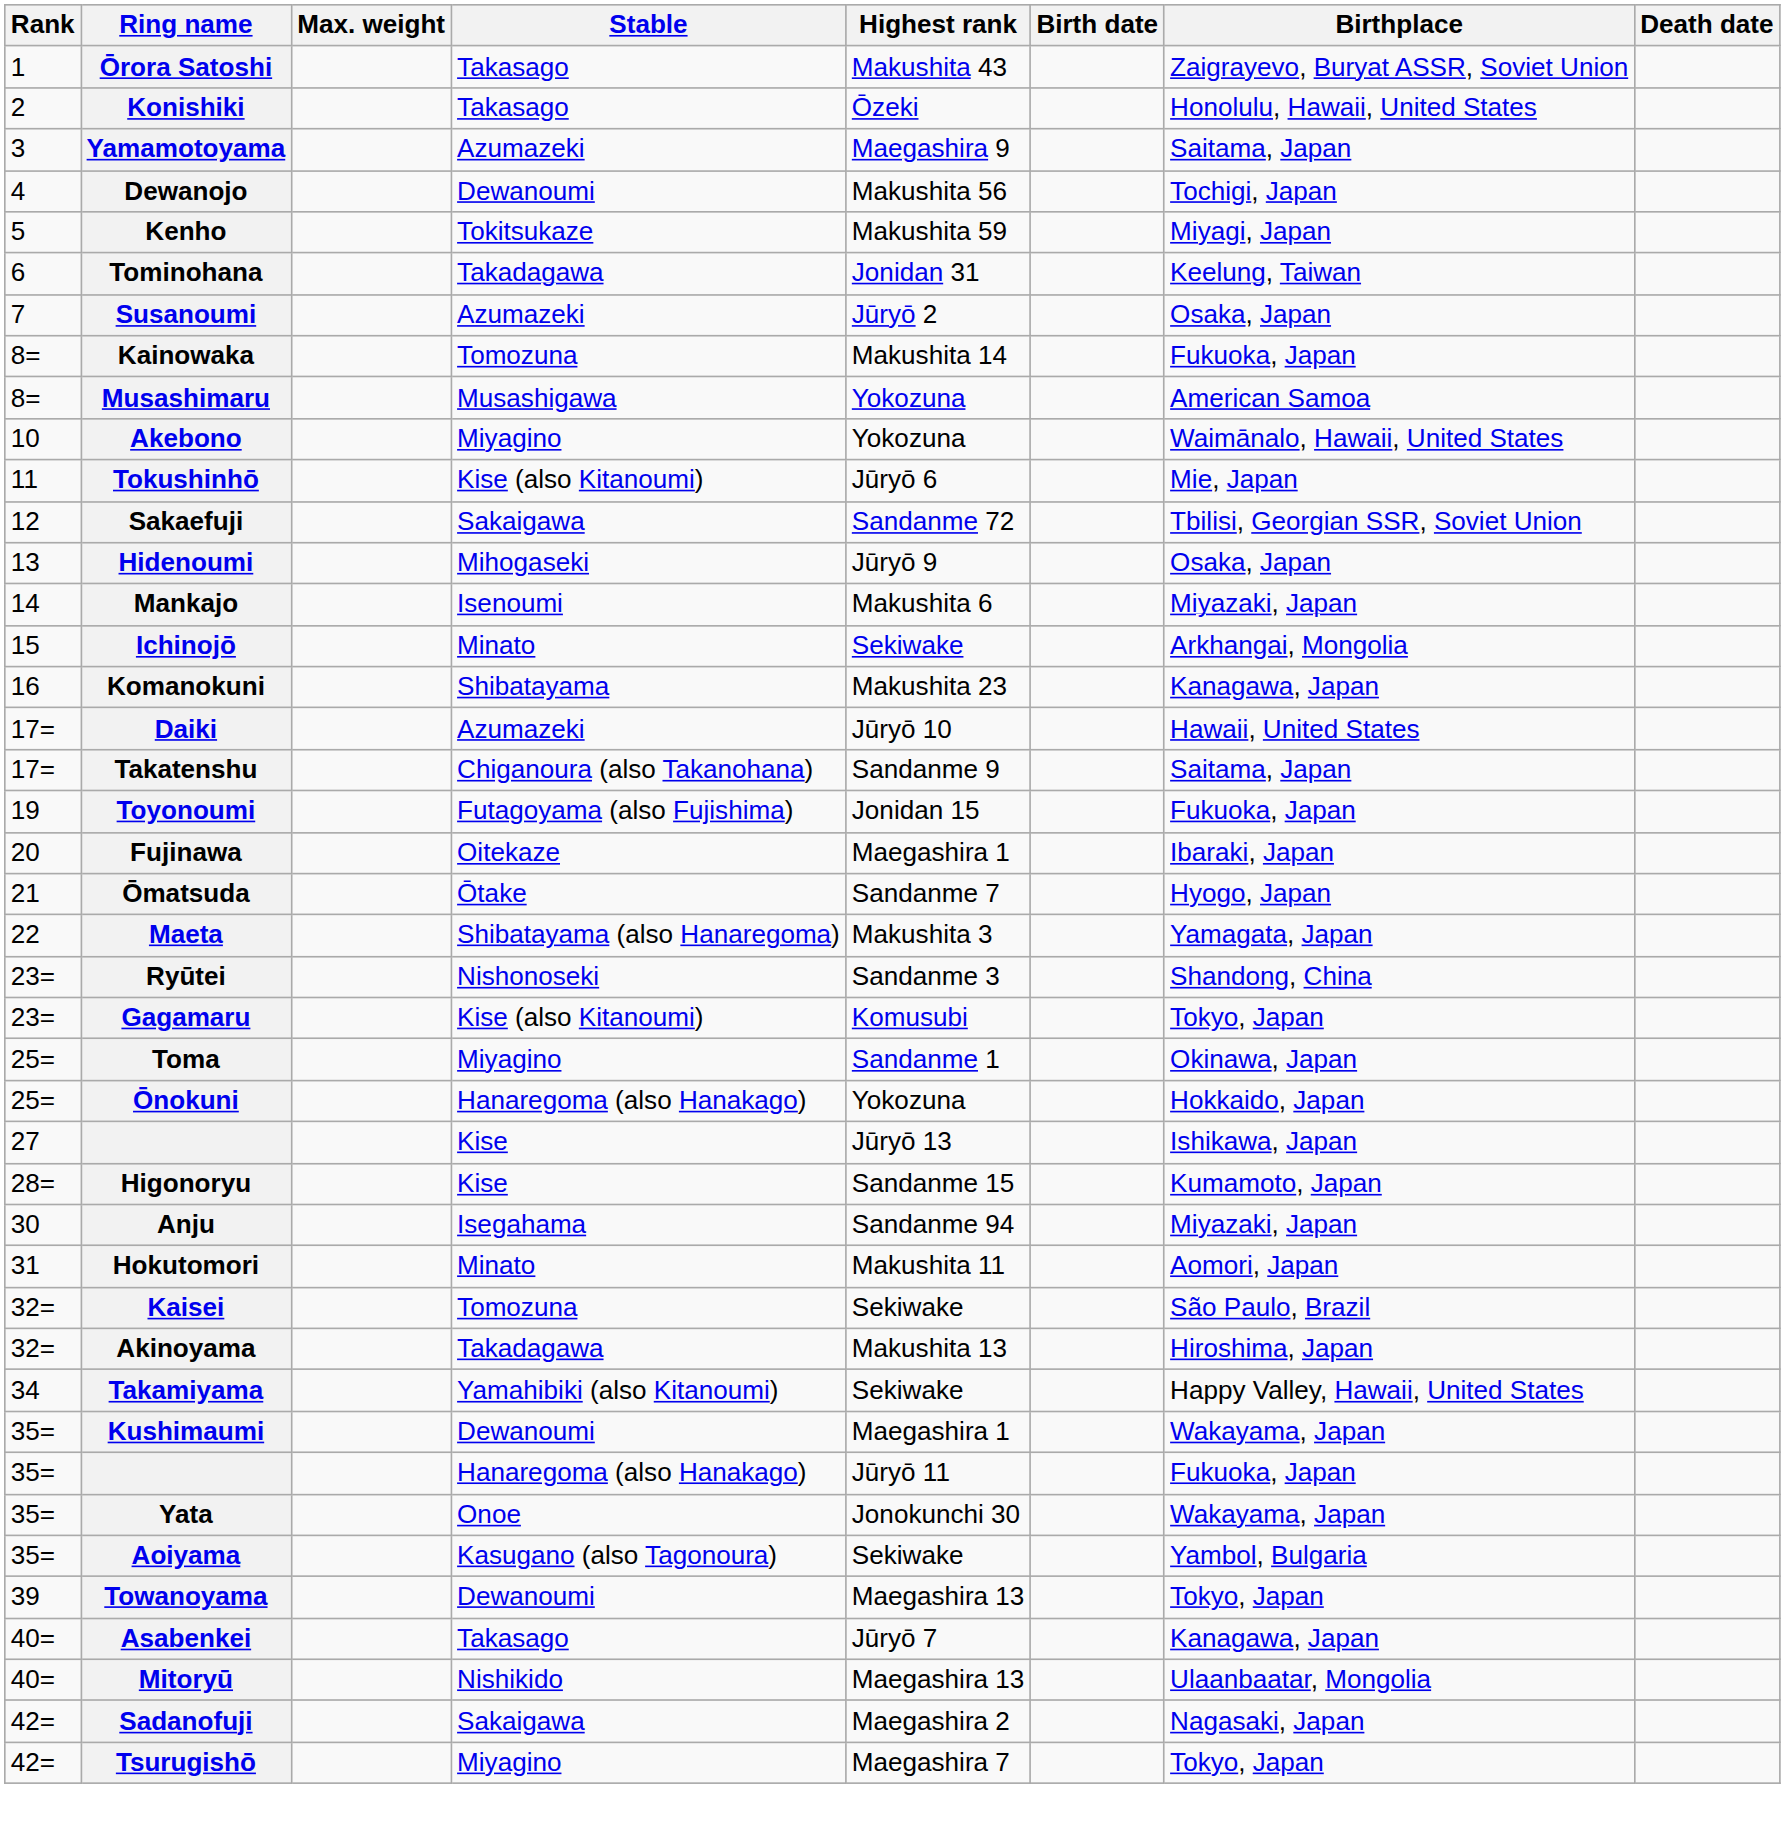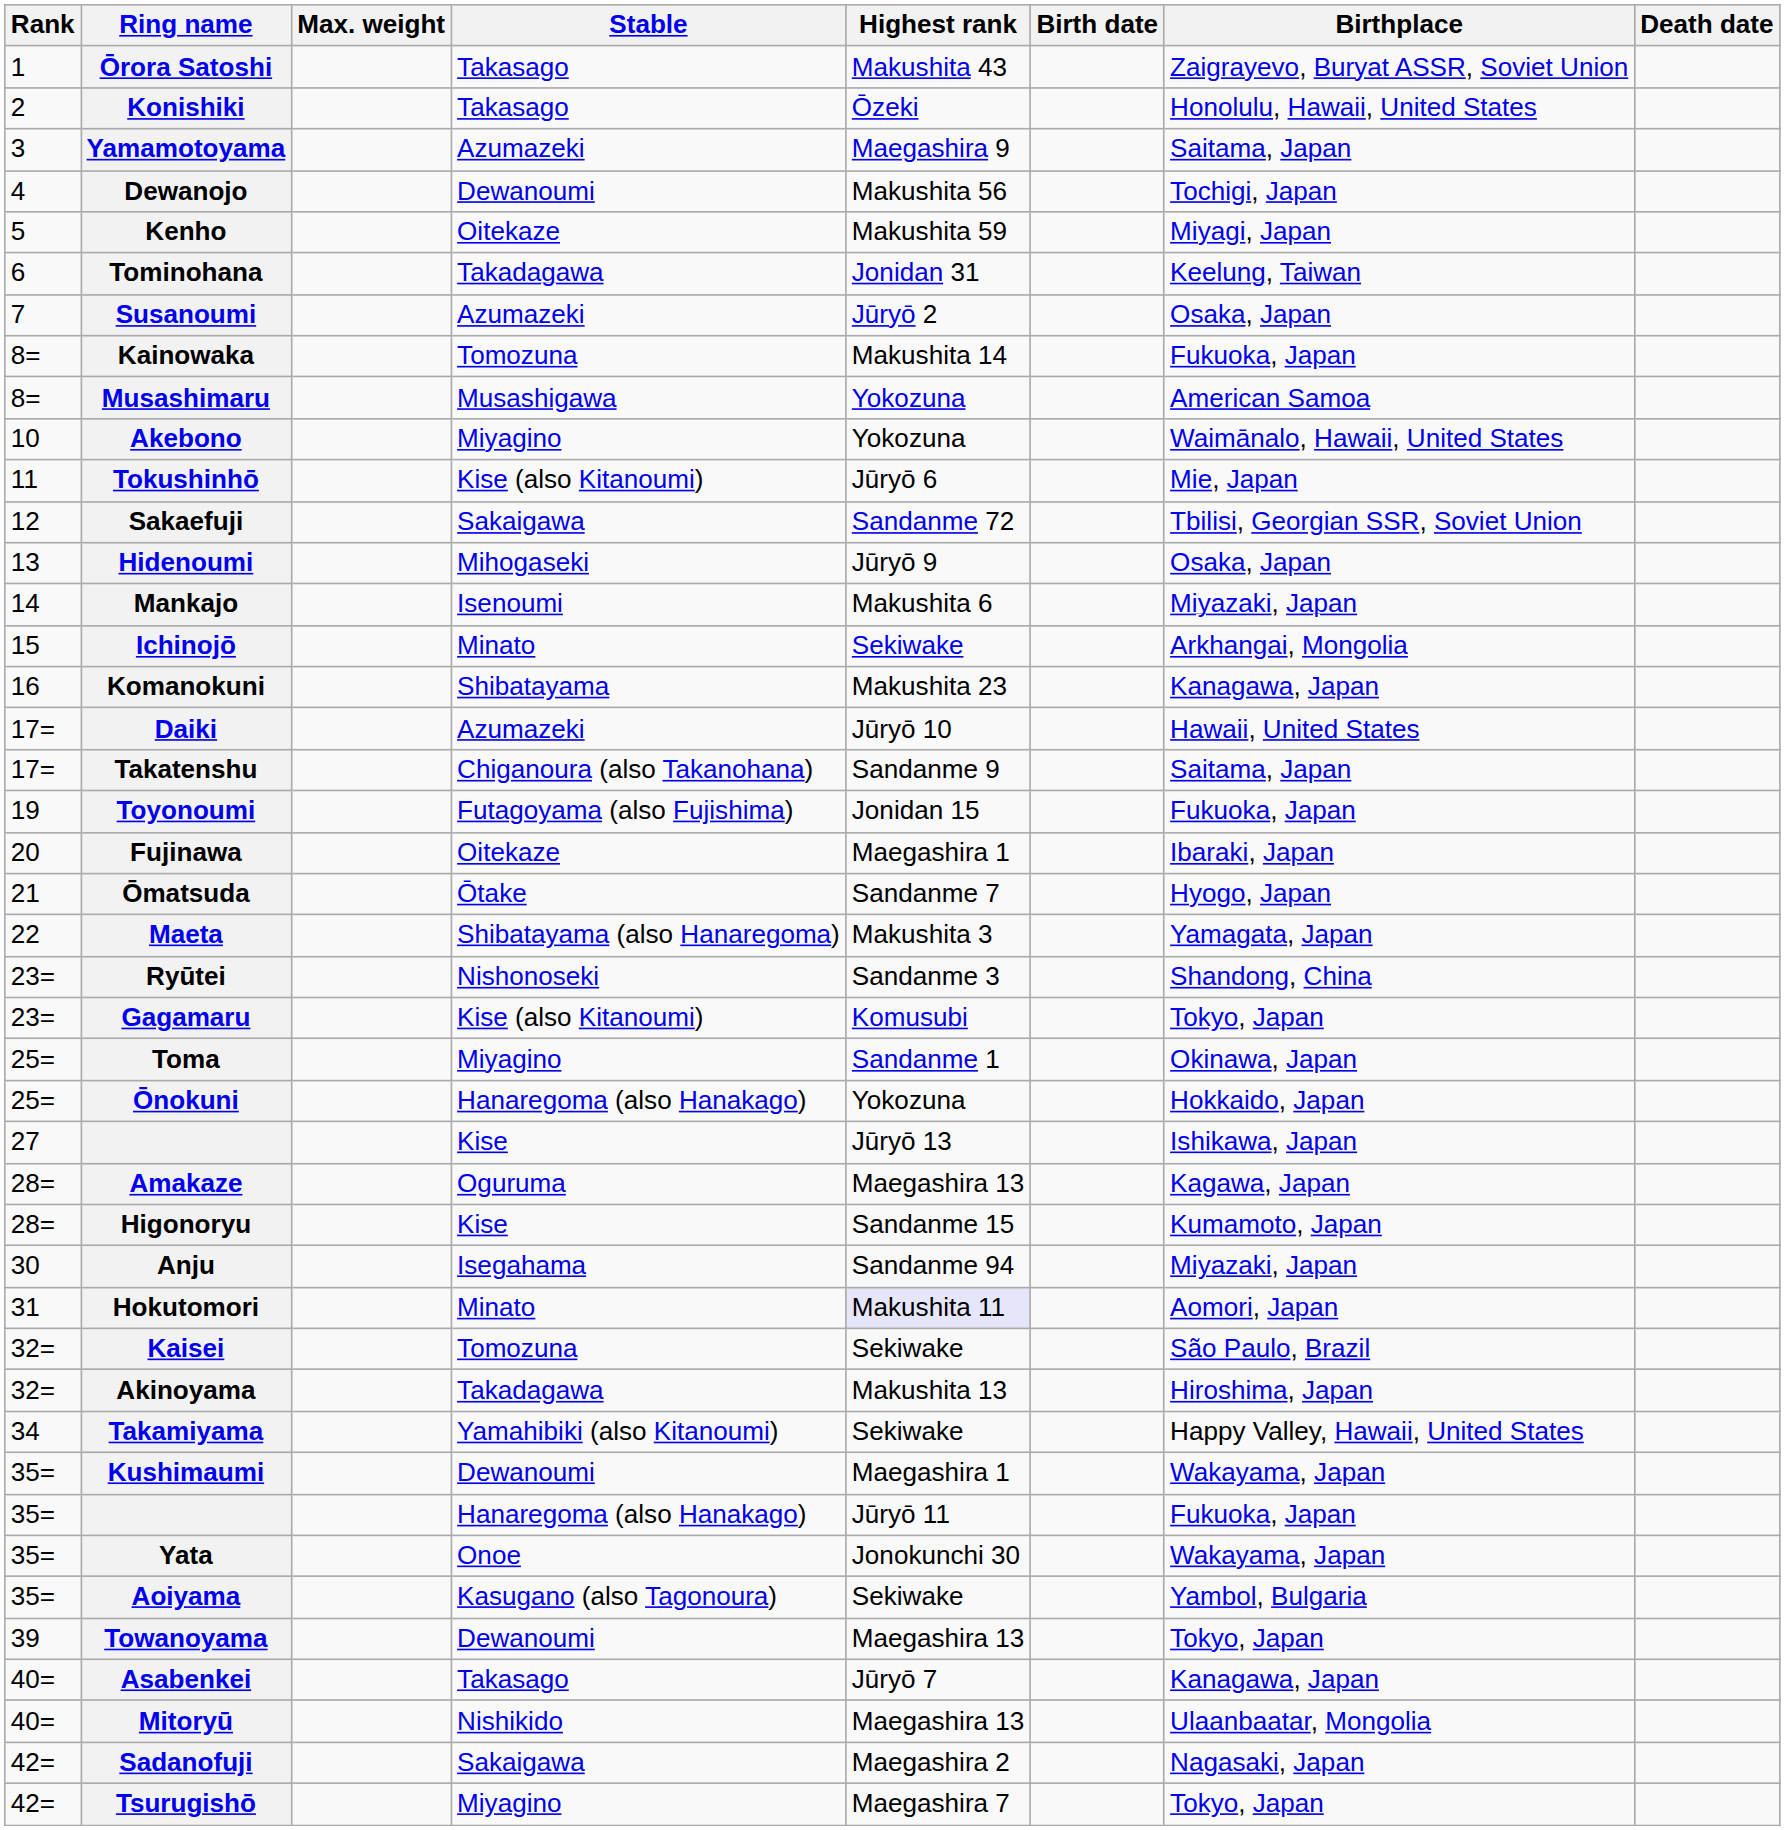(525, 231) Tokitsukaze -> (509, 231) Oitekaze
+ row: (33, 1183)
(928, 1266) no background -> (928, 1307) lavender background
